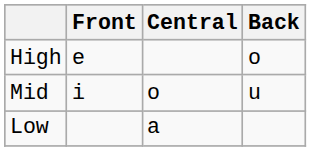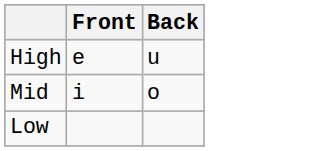- column: (192, 22)
(255, 58) o -> (154, 58) u
(255, 93) u -> (154, 93) o
